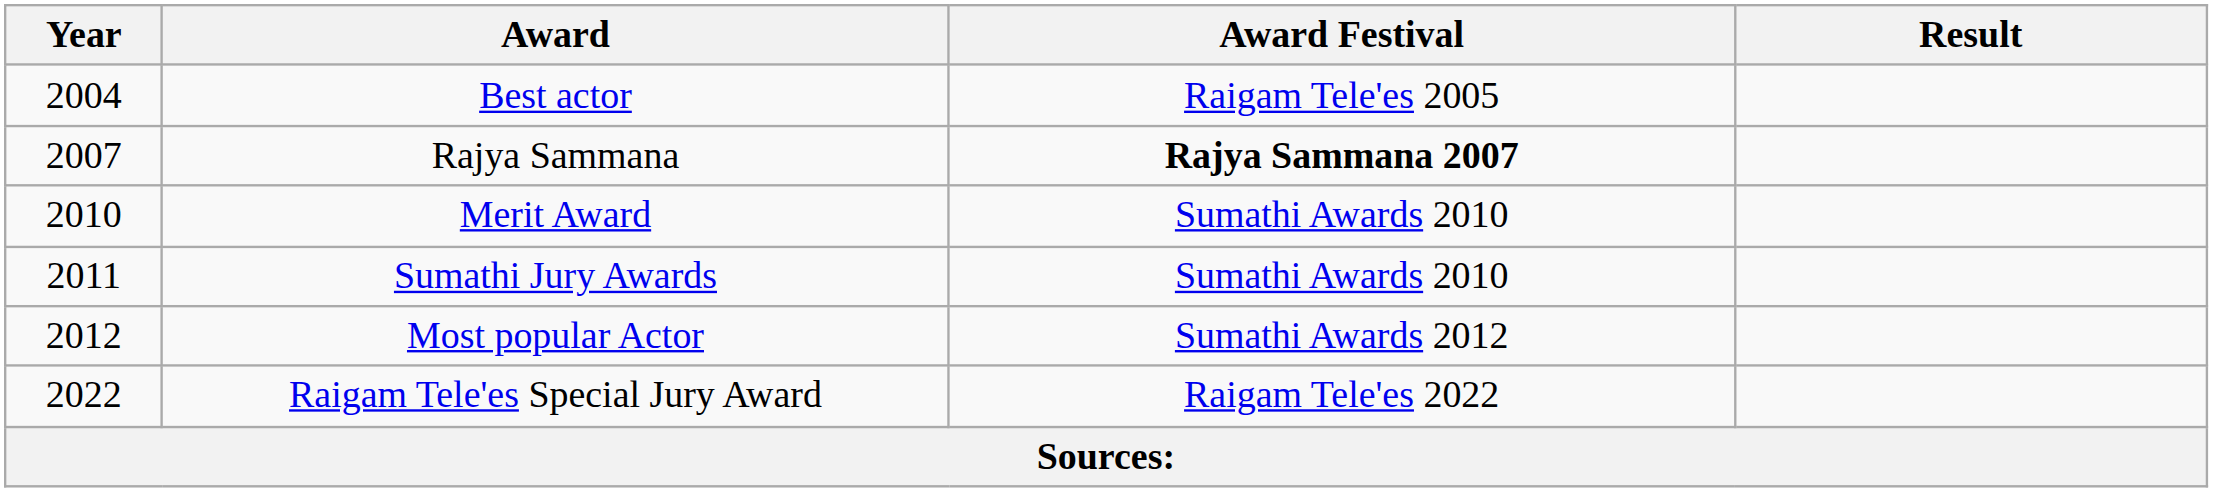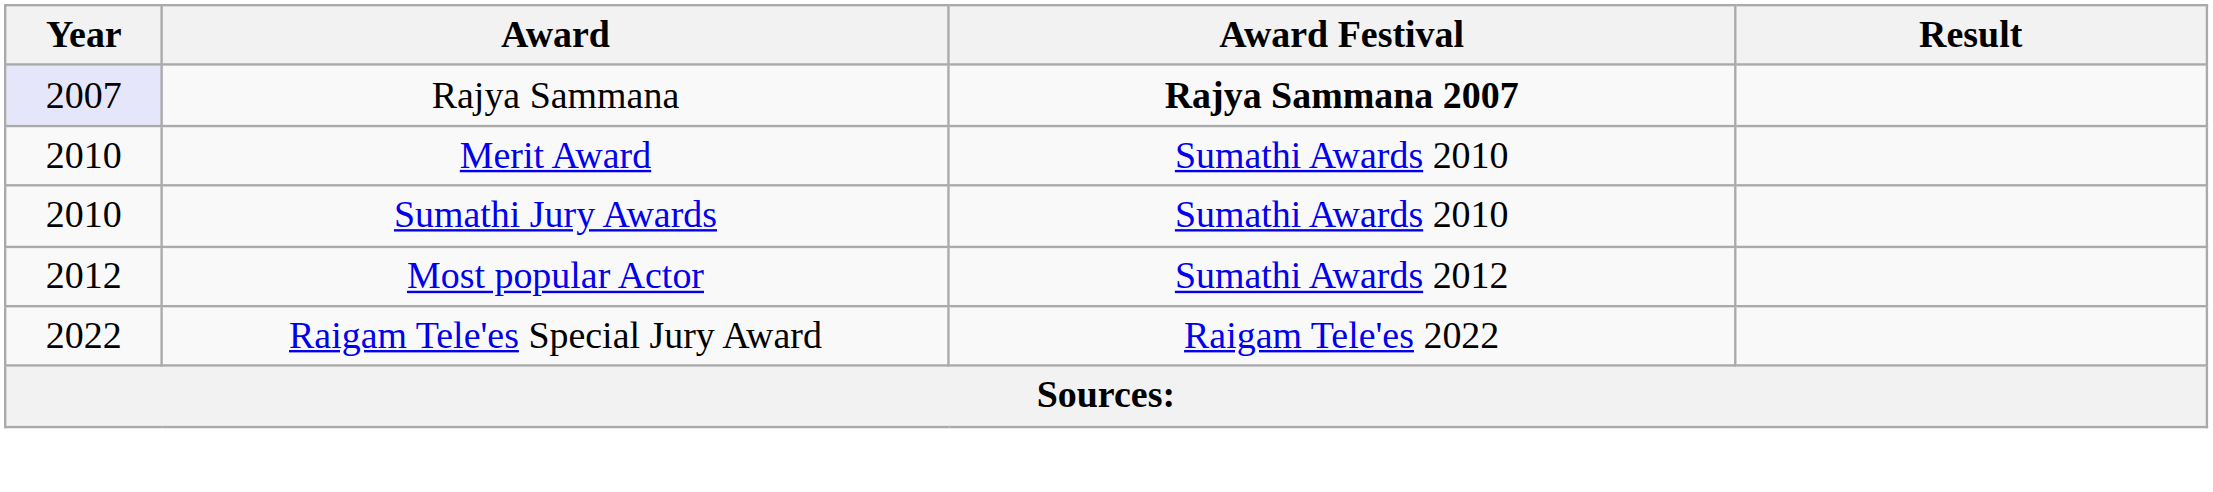- row: (555, 94)
(84, 154) no background -> (84, 94) lavender background
(84, 275) 2011 -> (84, 214) 2010
